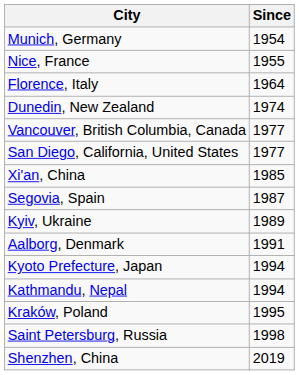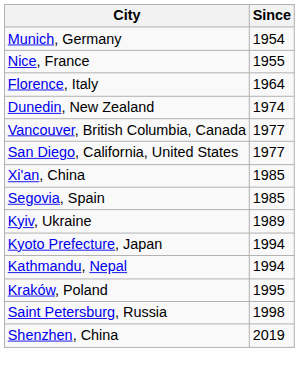(269, 198) 1987 -> (269, 198) 1985
- row: (66, 244)
